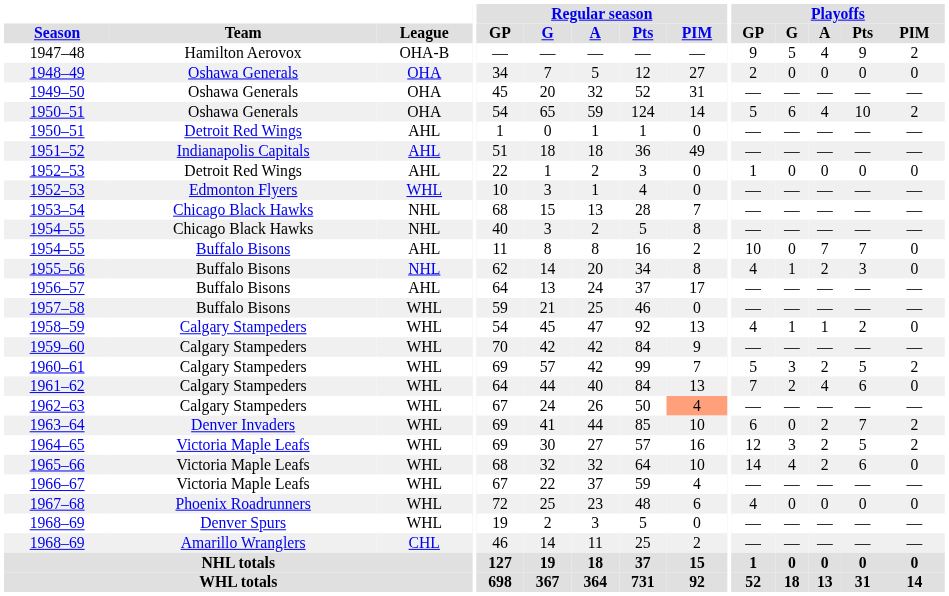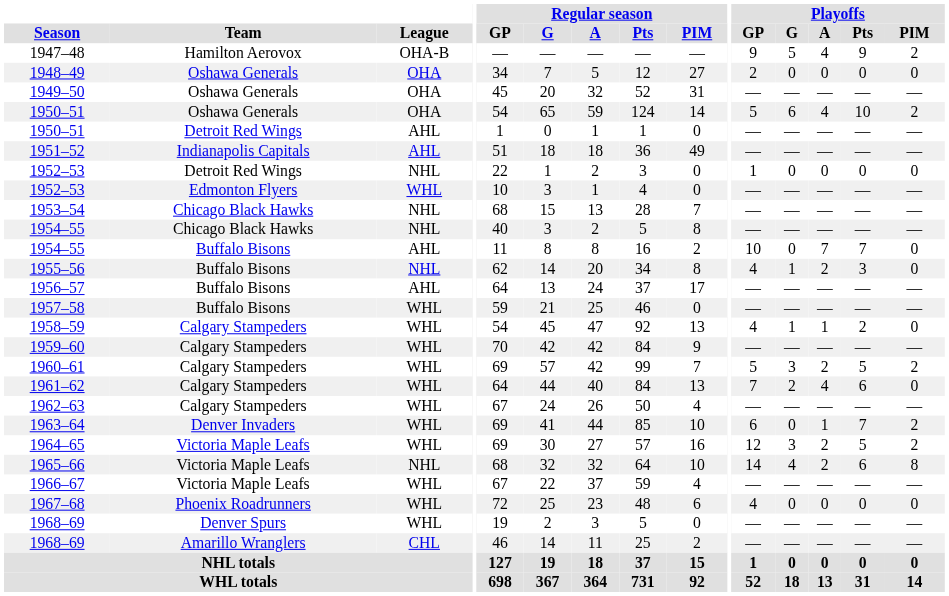(424, 170) AHL -> (424, 170) NHL
(697, 405) lightsalmon background -> (697, 405) no background
(825, 425) 2 -> (825, 425) 1
(424, 464) WHL -> (424, 464) NHL
(914, 464) 0 -> (914, 464) 8
